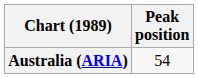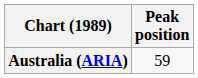(162, 60) 54 -> (162, 60) 59
